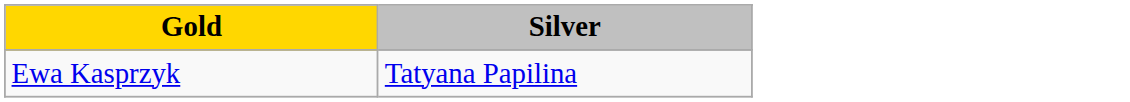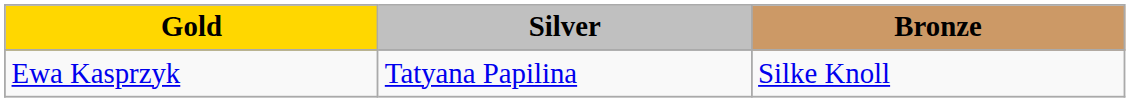+ column: (938, 27)
